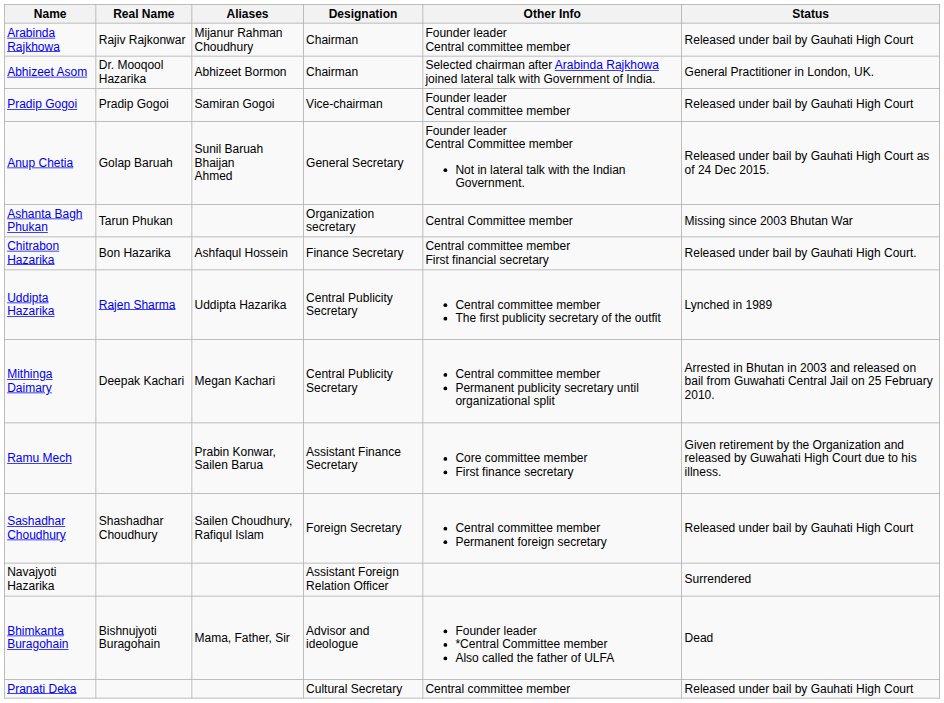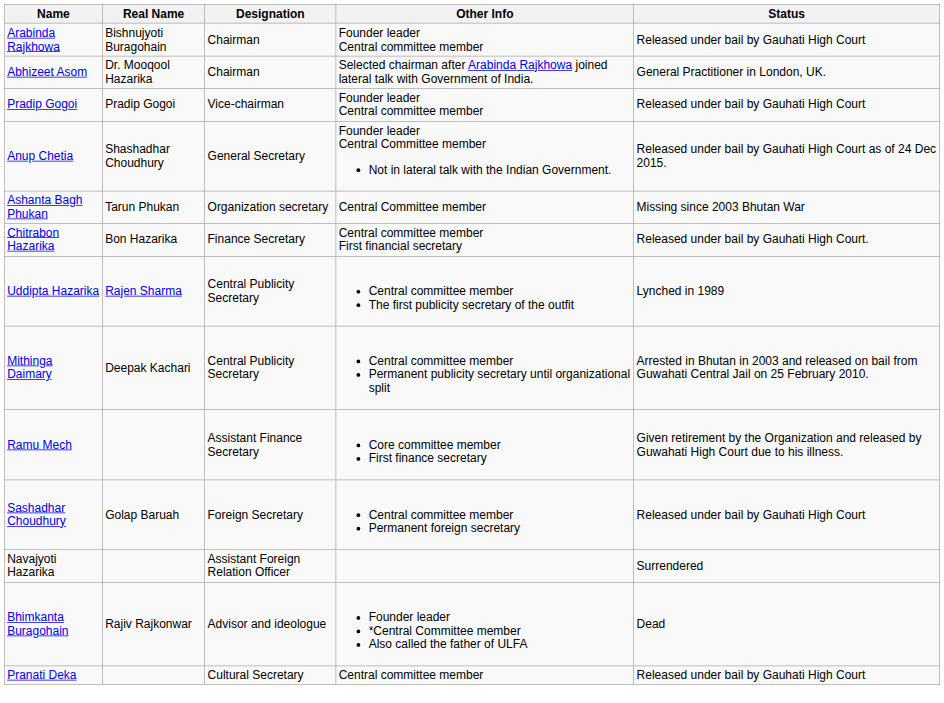- column: (248, 14)
(142, 39) Rajiv Rajkonwar -> (136, 39) Bishnujyoti Buragohain
(136, 162) Golap Baruah -> (138, 156) Shashadhar Choudhury
(131, 528) Shashadhar Choudhury -> (142, 514) Golap Baruah
(129, 637) Bishnujyoti Buragohain -> (149, 624) Rajiv Rajkonwar
